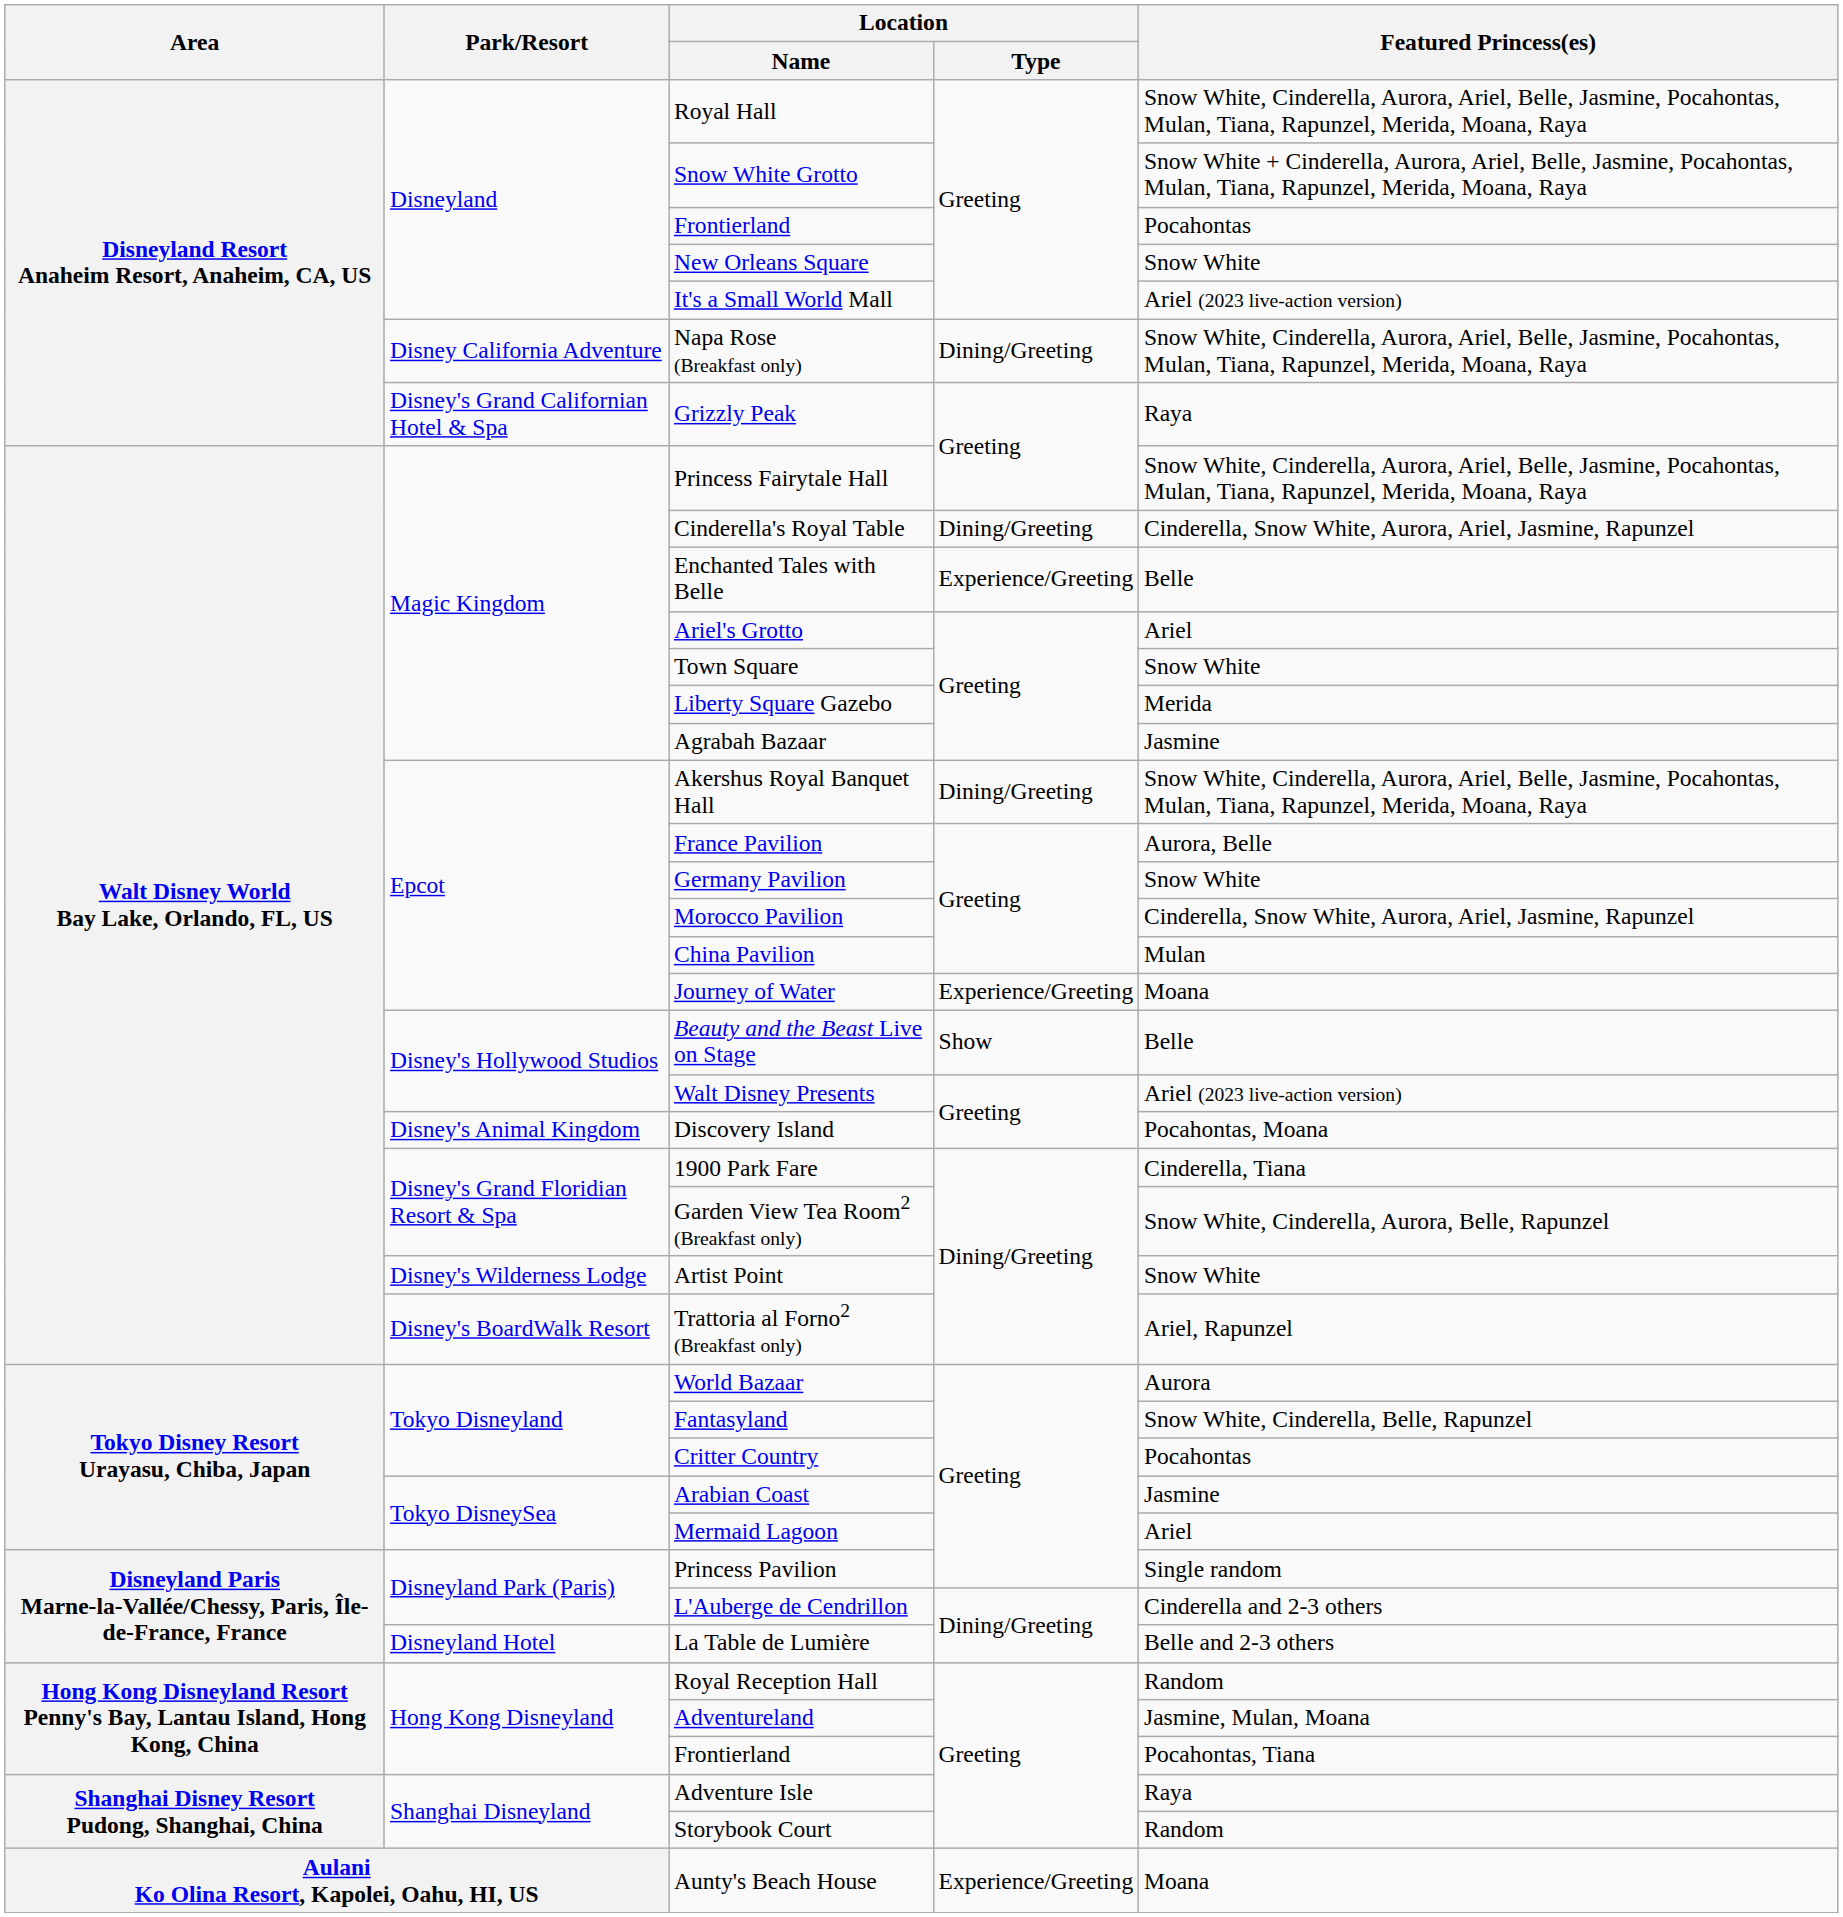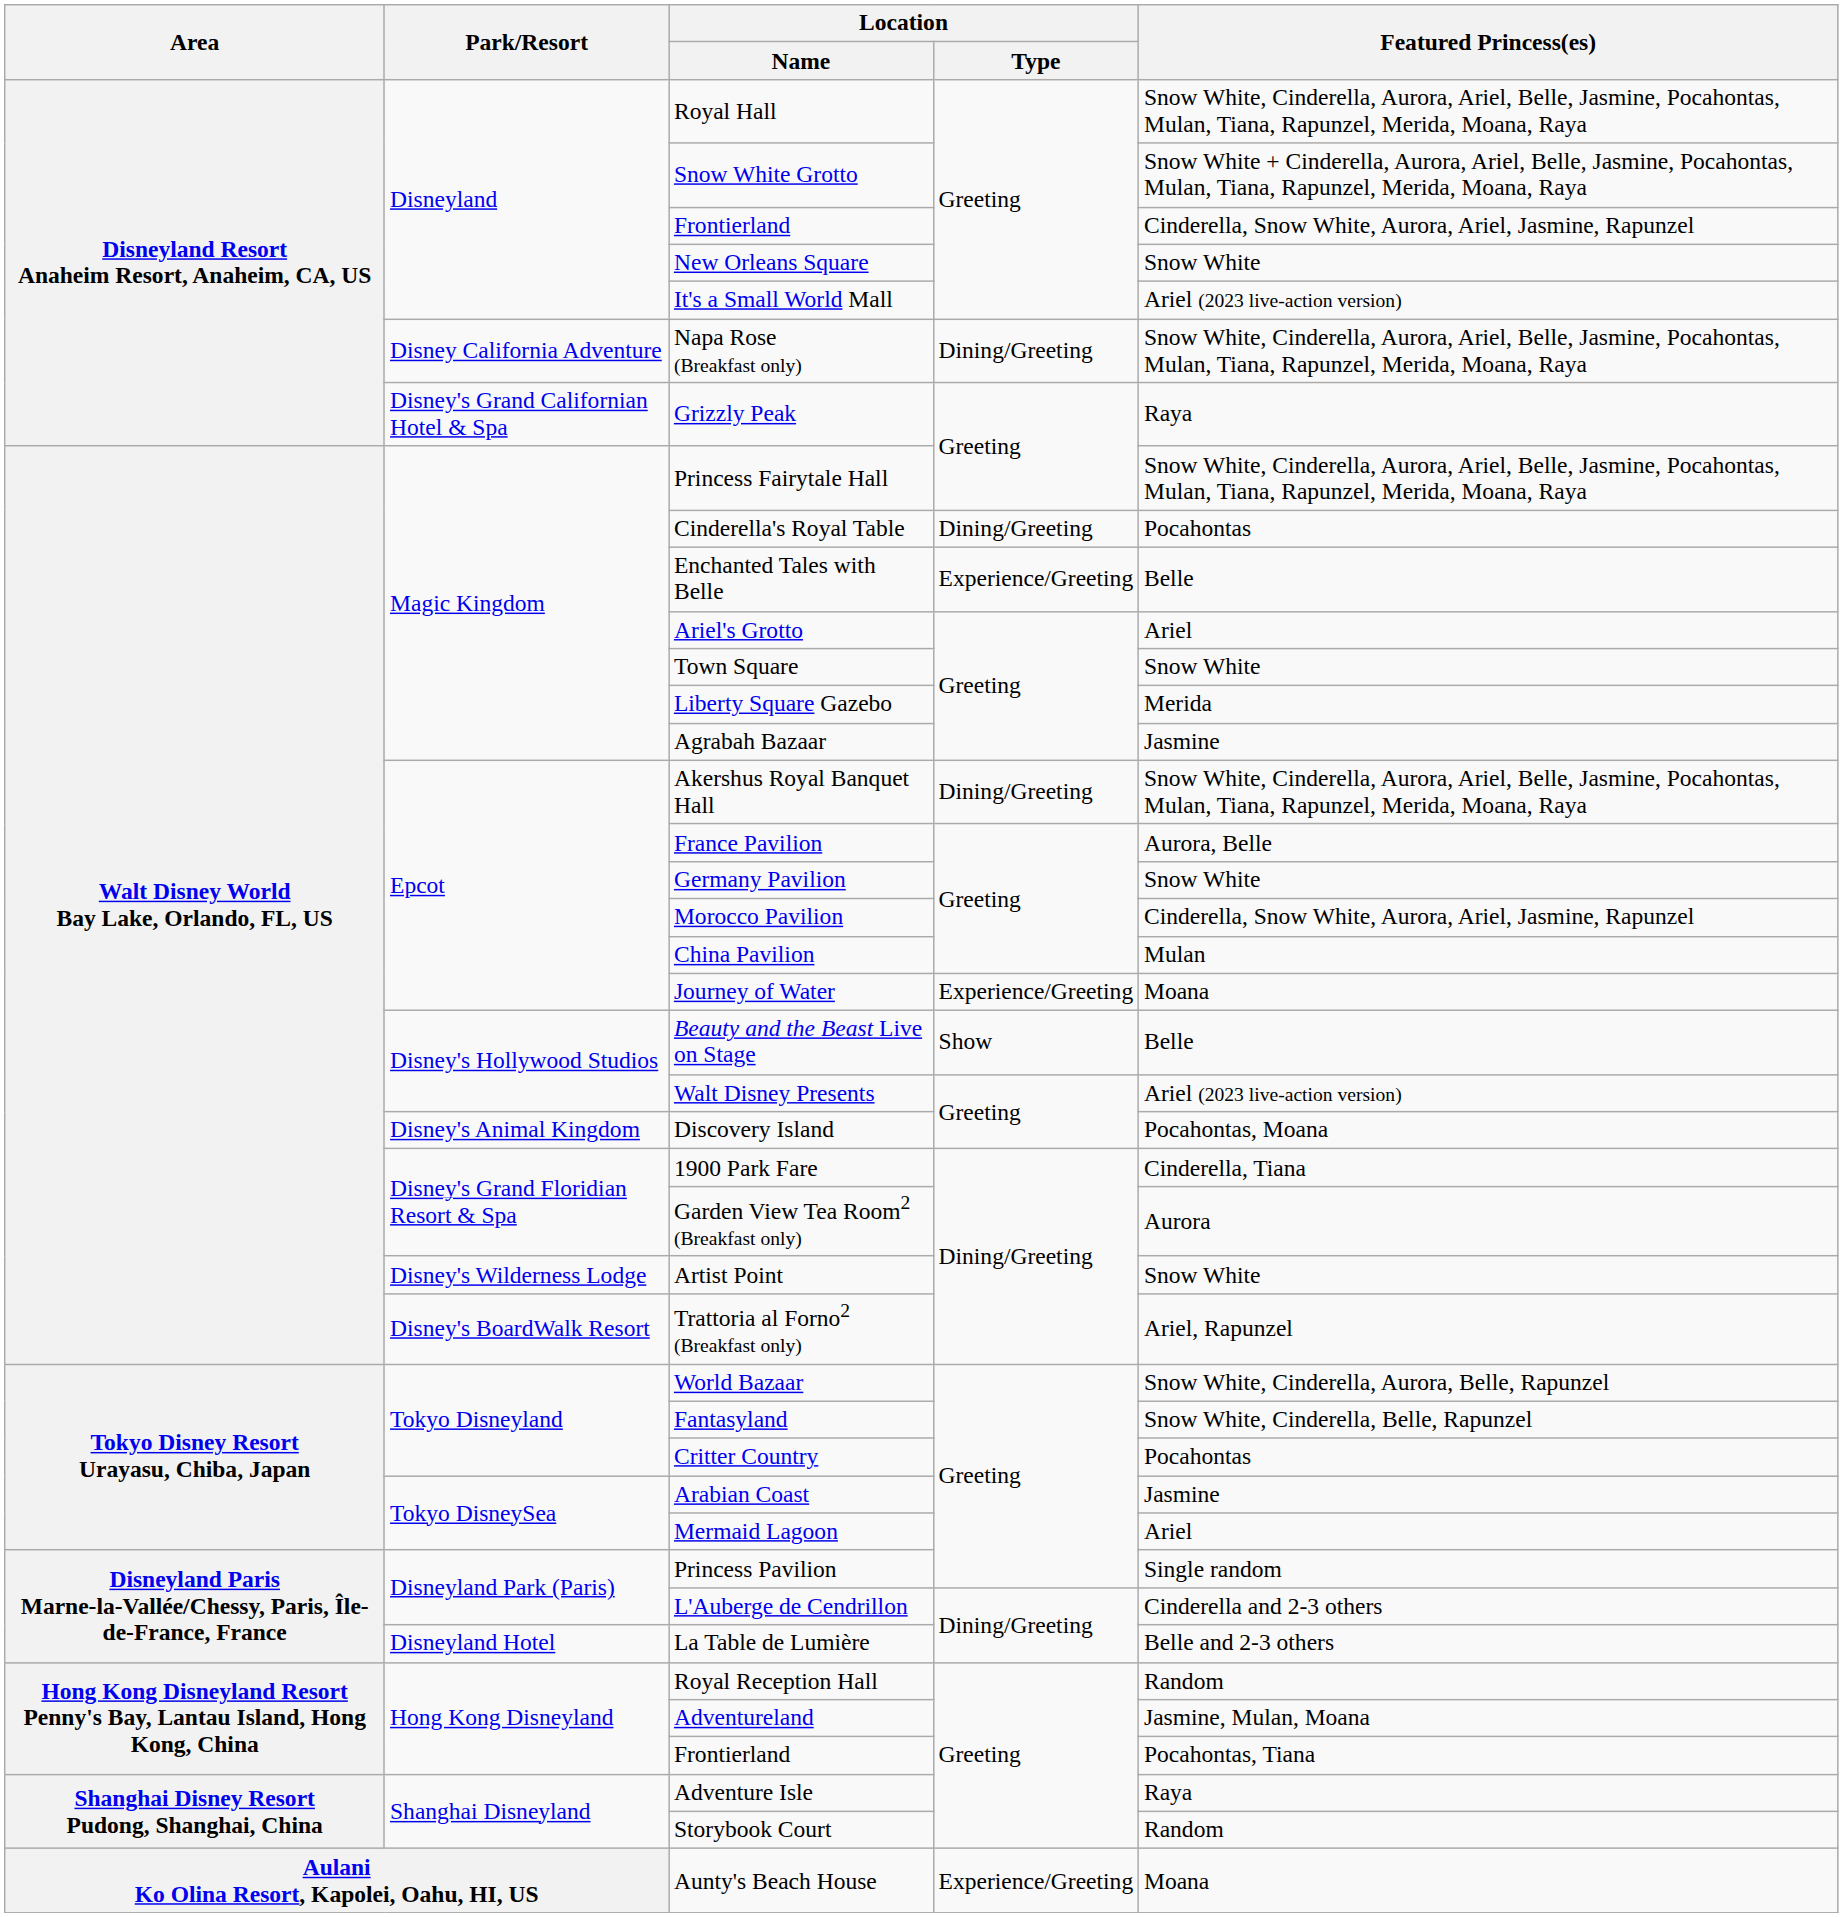(1198, 225) Pocahontas -> (1419, 225) Cinderella, Snow White, Aurora, Ariel, Jasmine, Rapunzel
(1419, 528) Cinderella, Snow White, Aurora, Ariel, Jasmine, Rapunzel -> (1198, 528) Pocahontas
(1377, 1221) Snow White, Cinderella, Aurora, Belle, Rapunzel -> (1177, 1221) Aurora
(1177, 1382) Aurora -> (1377, 1382) Snow White, Cinderella, Aurora, Belle, Rapunzel
